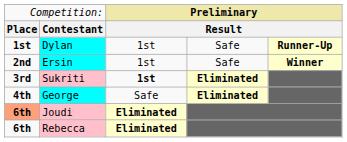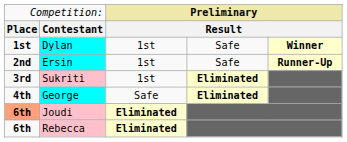(305, 46) Runner-Up -> (305, 46) Winner
(305, 62) Winner -> (305, 62) Runner-Up
(146, 79) bold -> (146, 79) normal
